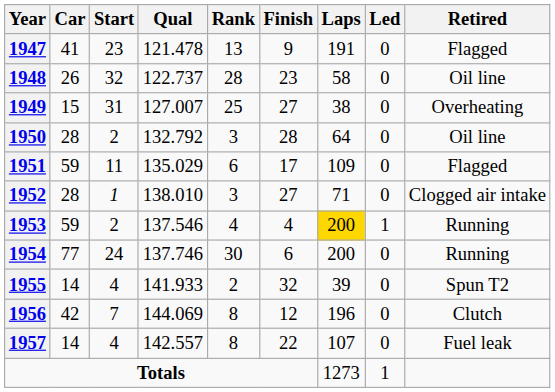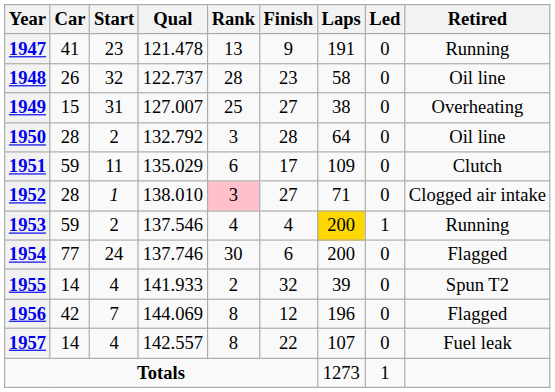(477, 48) Flagged -> (477, 48) Running
(477, 166) Flagged -> (477, 166) Clutch
(233, 195) no background -> (233, 195) pink background
(477, 254) Running -> (477, 254) Flagged
(477, 313) Clutch -> (477, 313) Flagged
